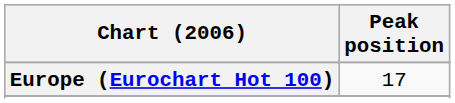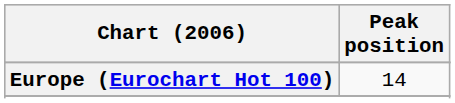(394, 80) 17 -> (394, 80) 14
